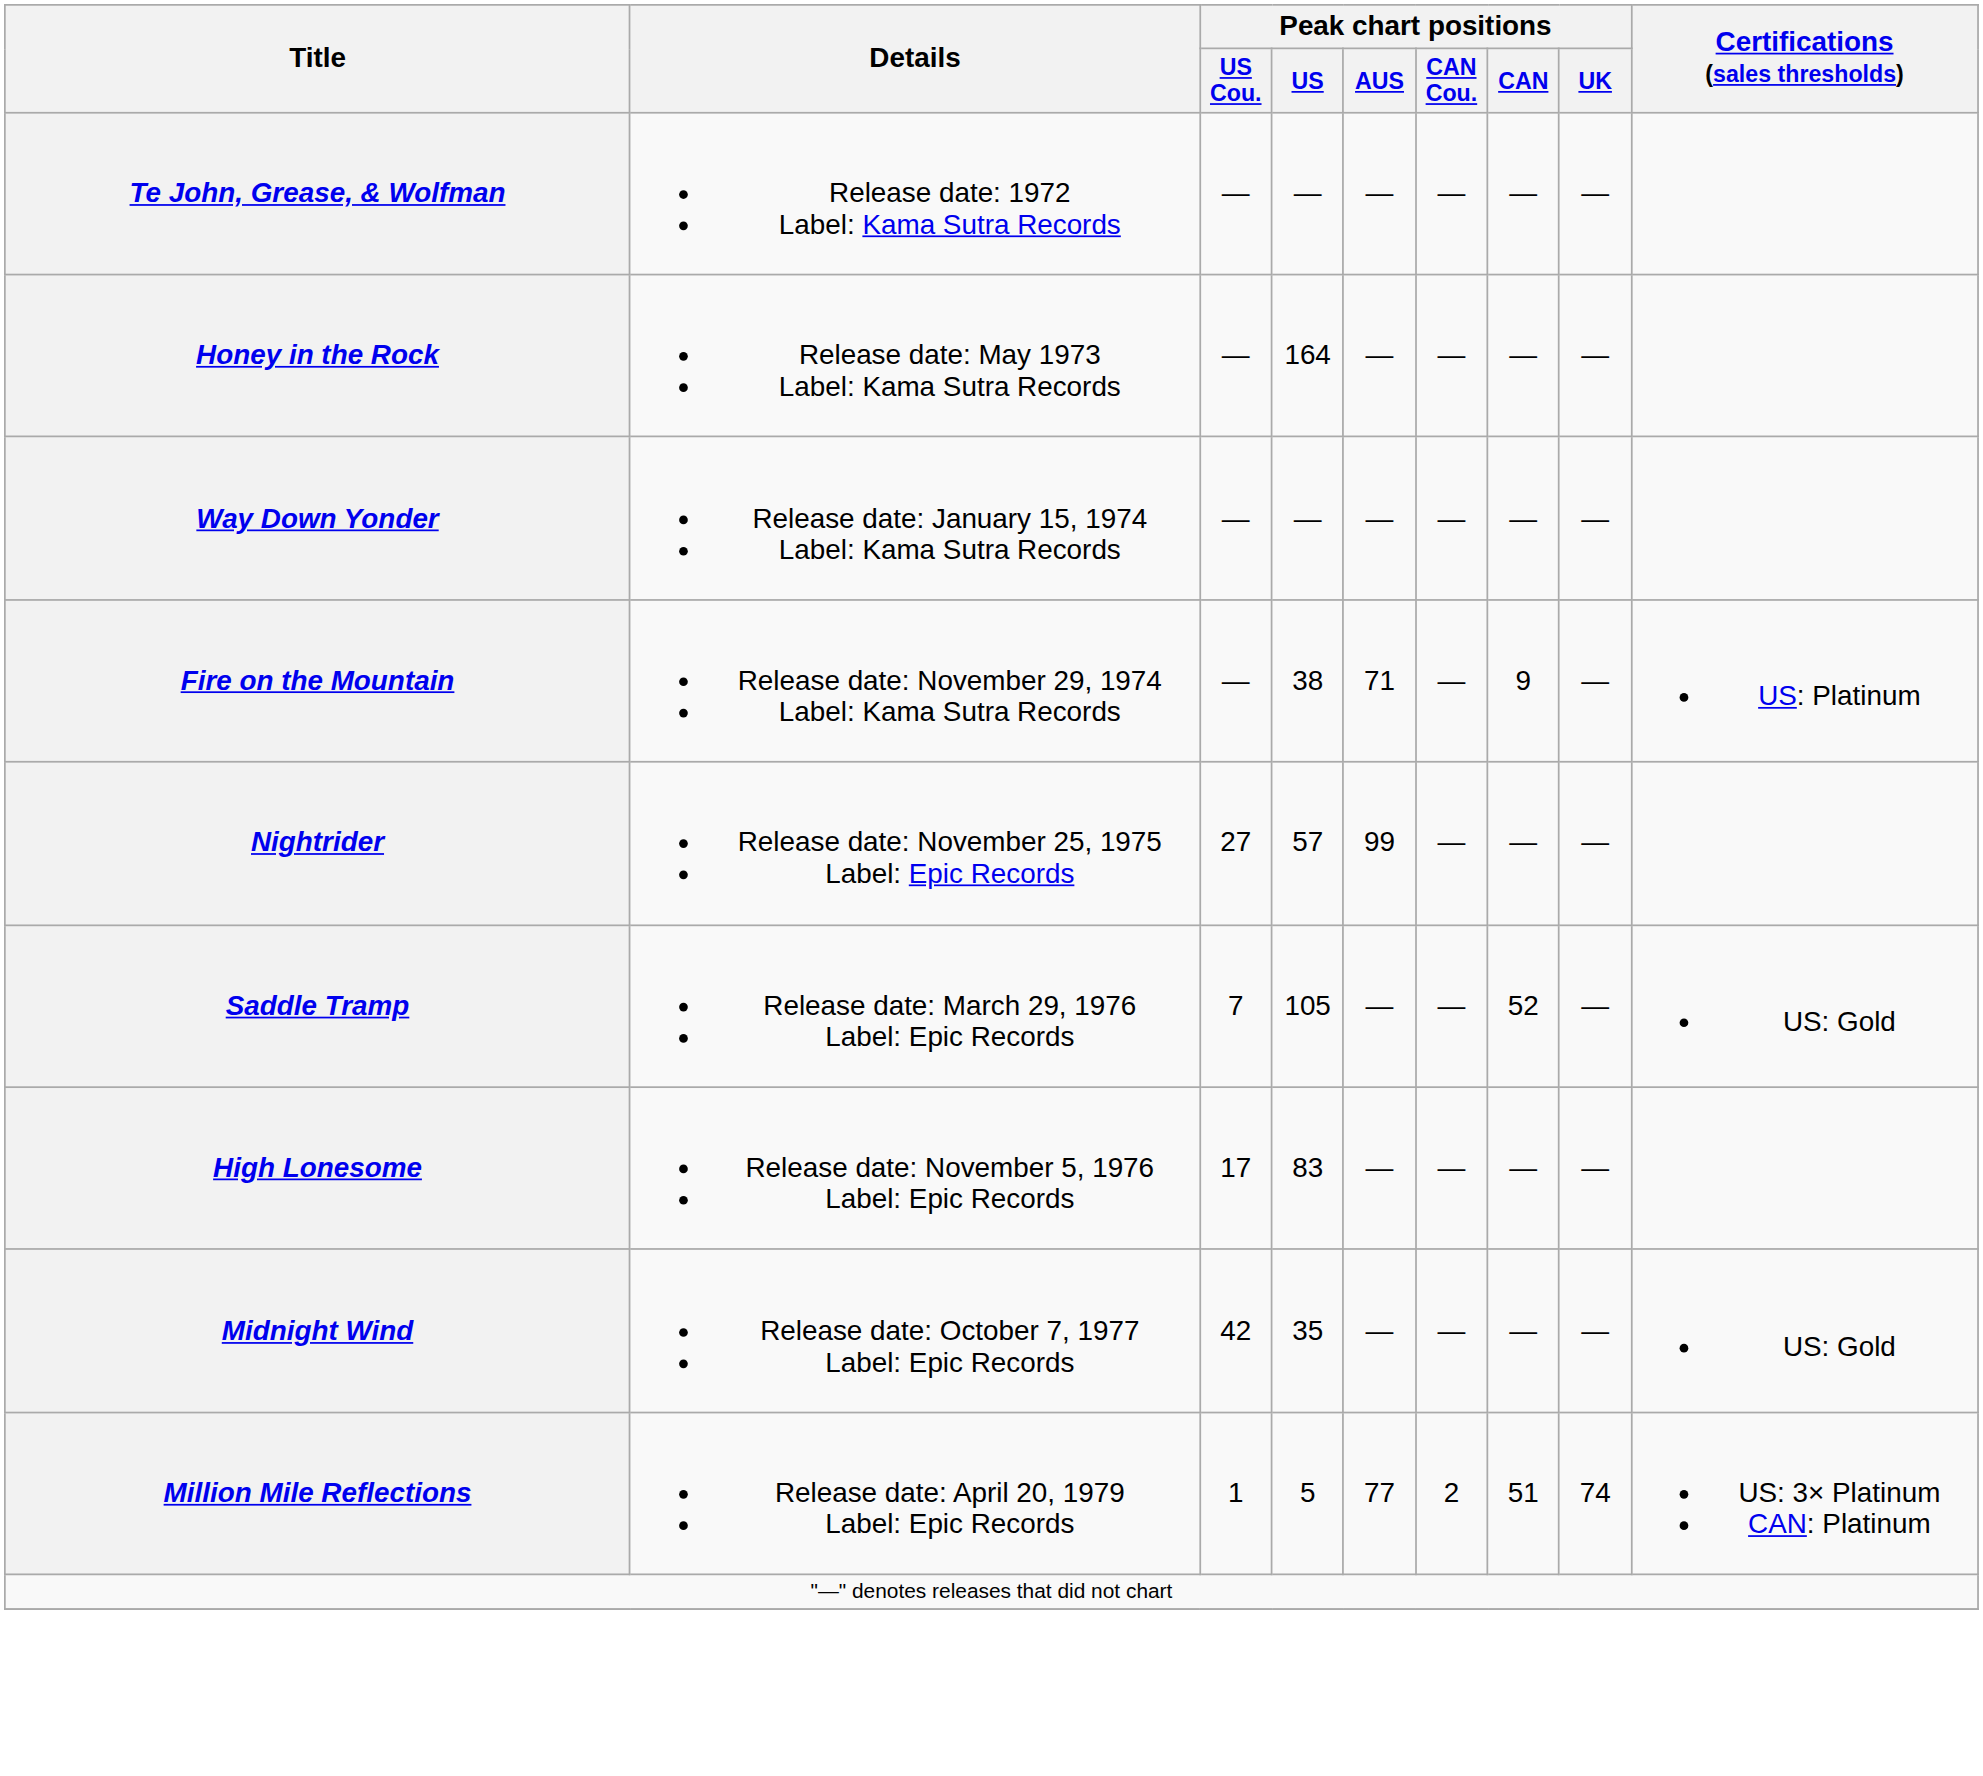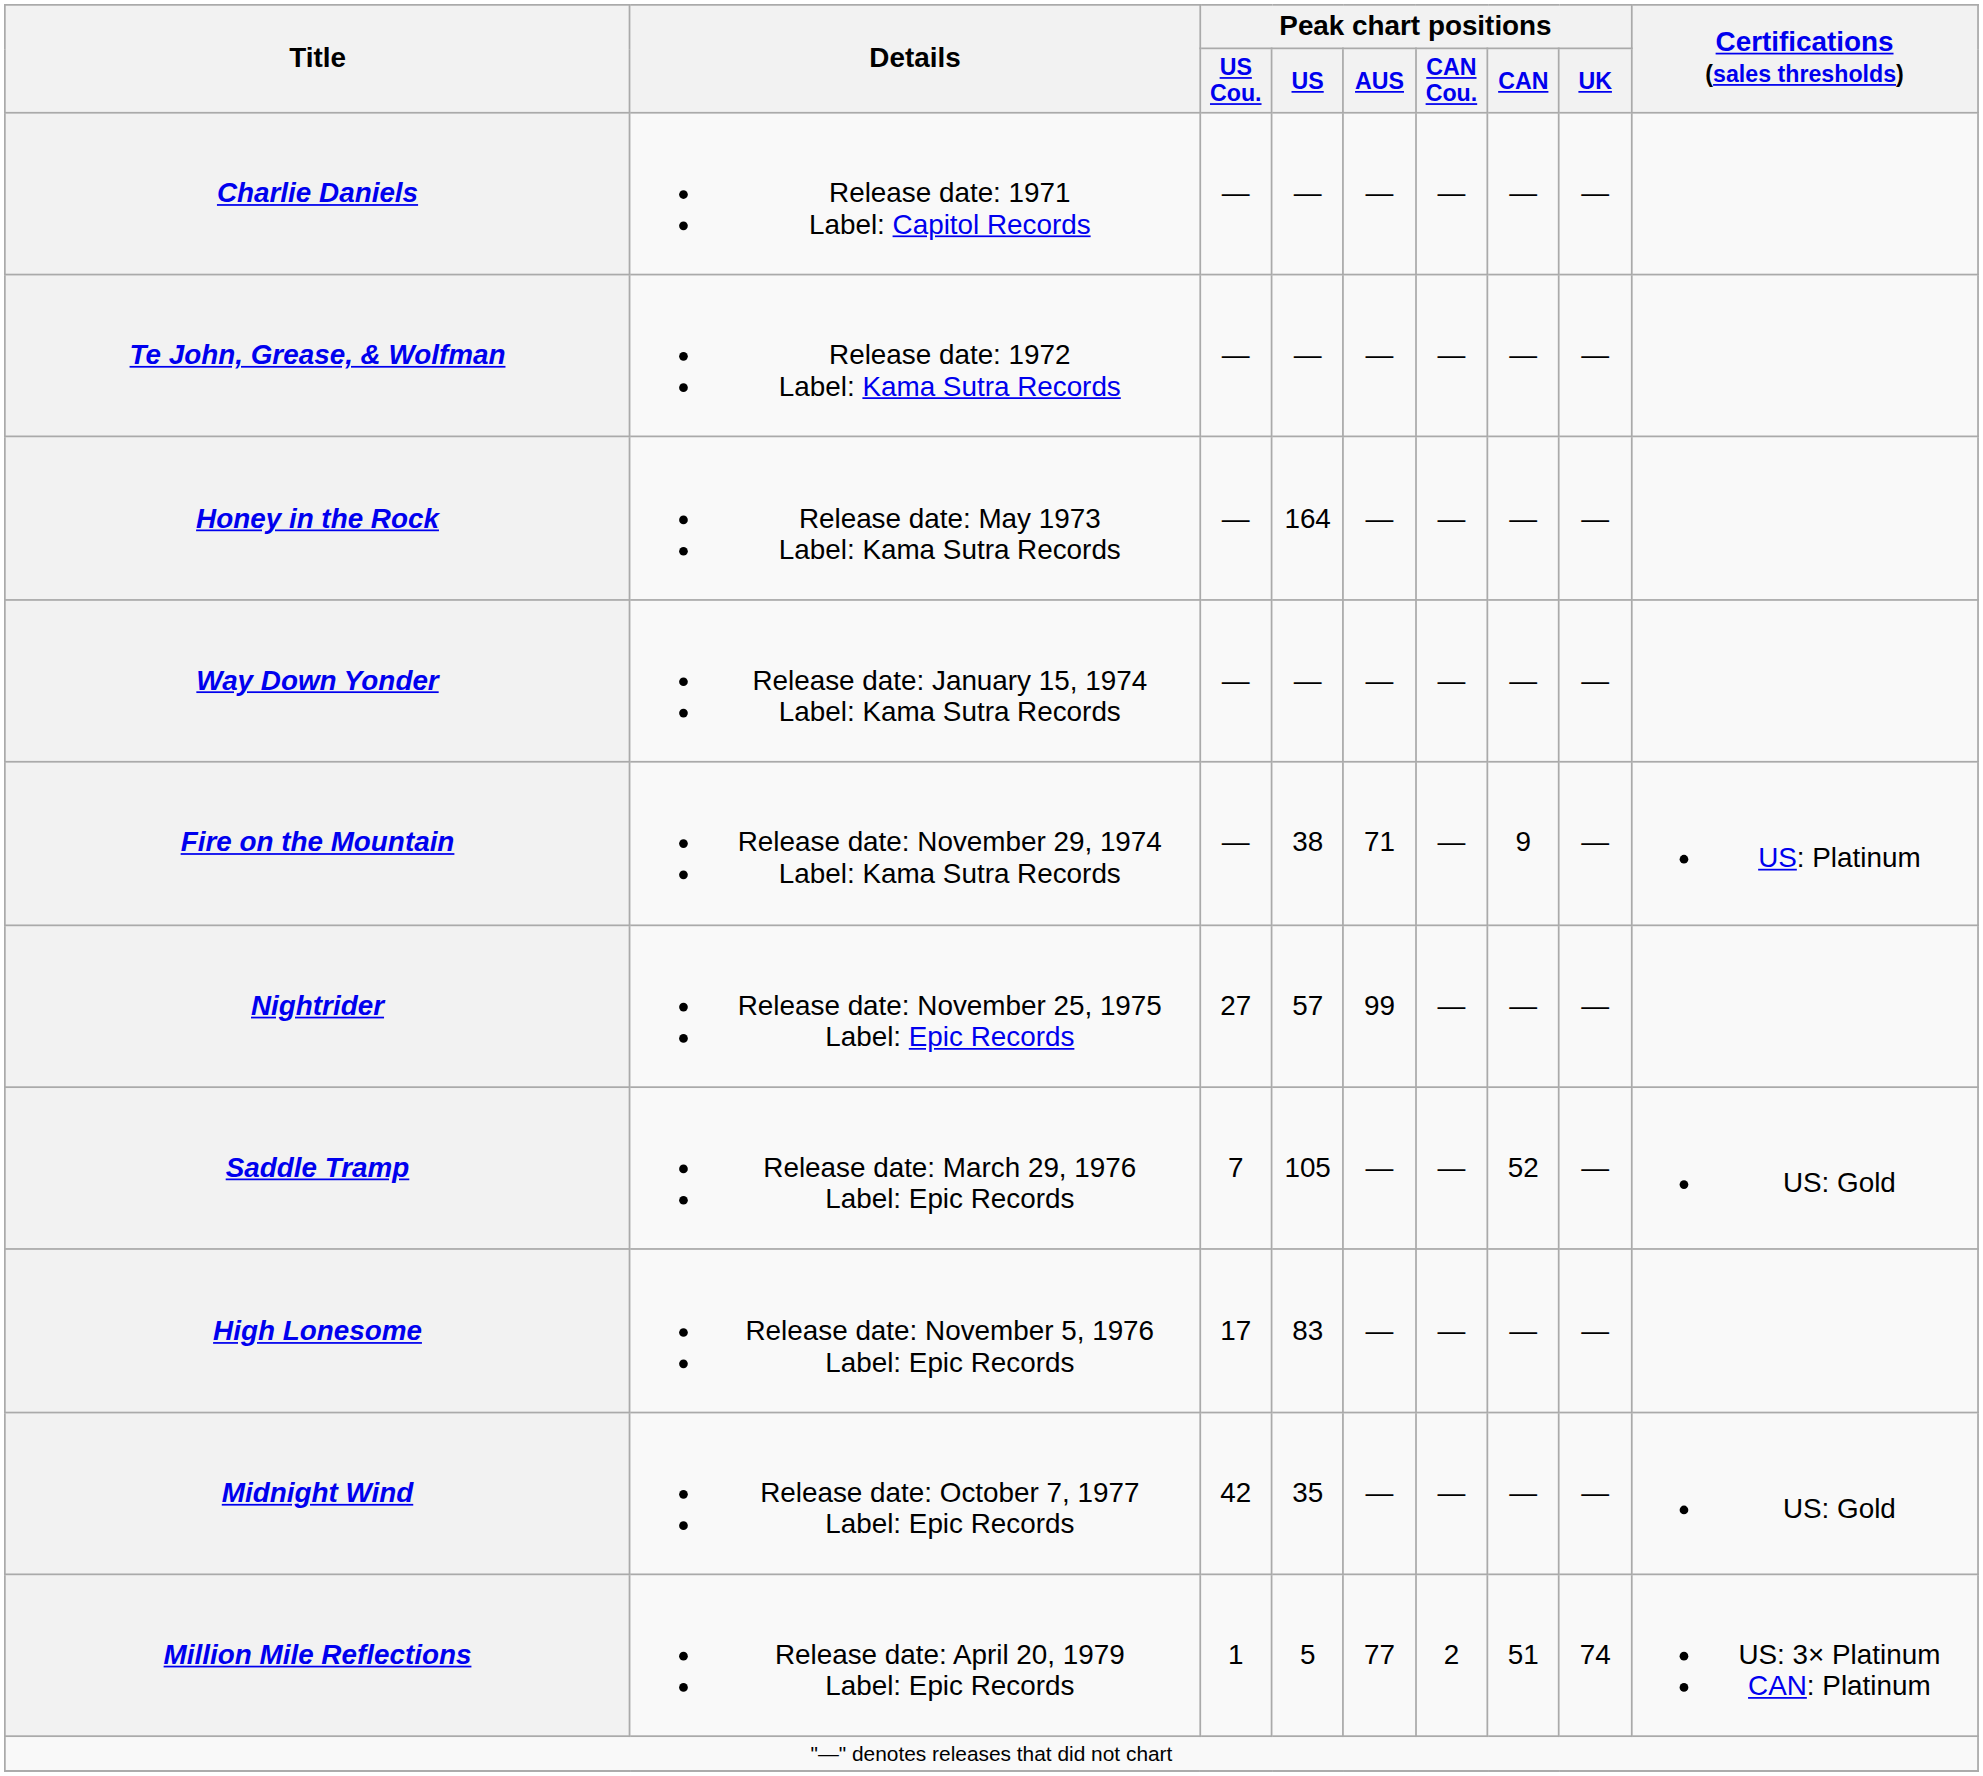+ row: (318, 193)
